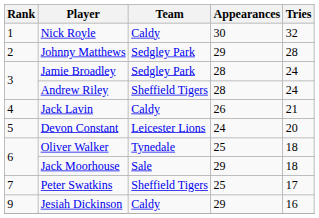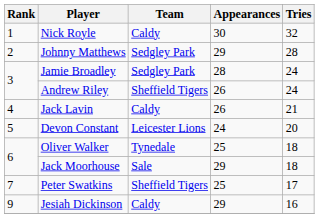(220, 90) 28 -> (220, 90) 26
